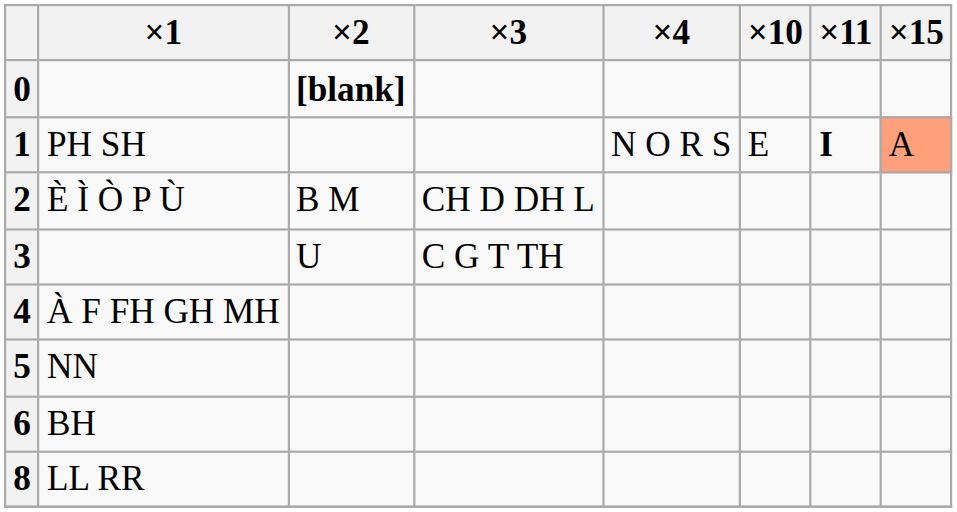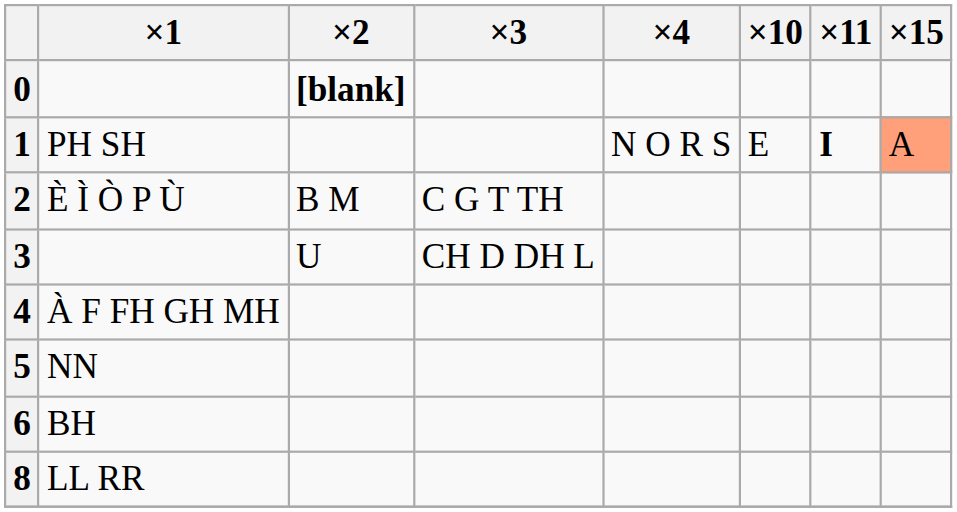(508, 199) CH D DH L -> (493, 199) C G T TH
(493, 255) C G T TH -> (508, 255) CH D DH L
